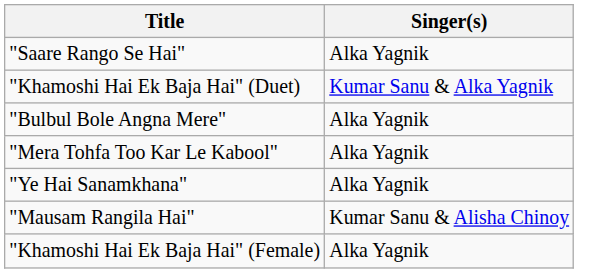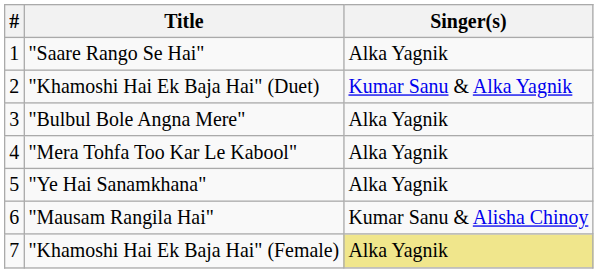+ column: (14, 21)
(379, 250) no background -> (398, 250) khaki background
